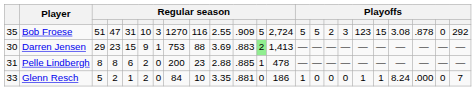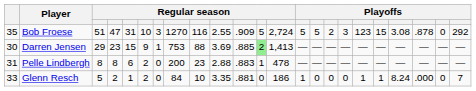(245, 47) .883 -> (245, 47) .885
(245, 63) .885 -> (245, 63) .883
